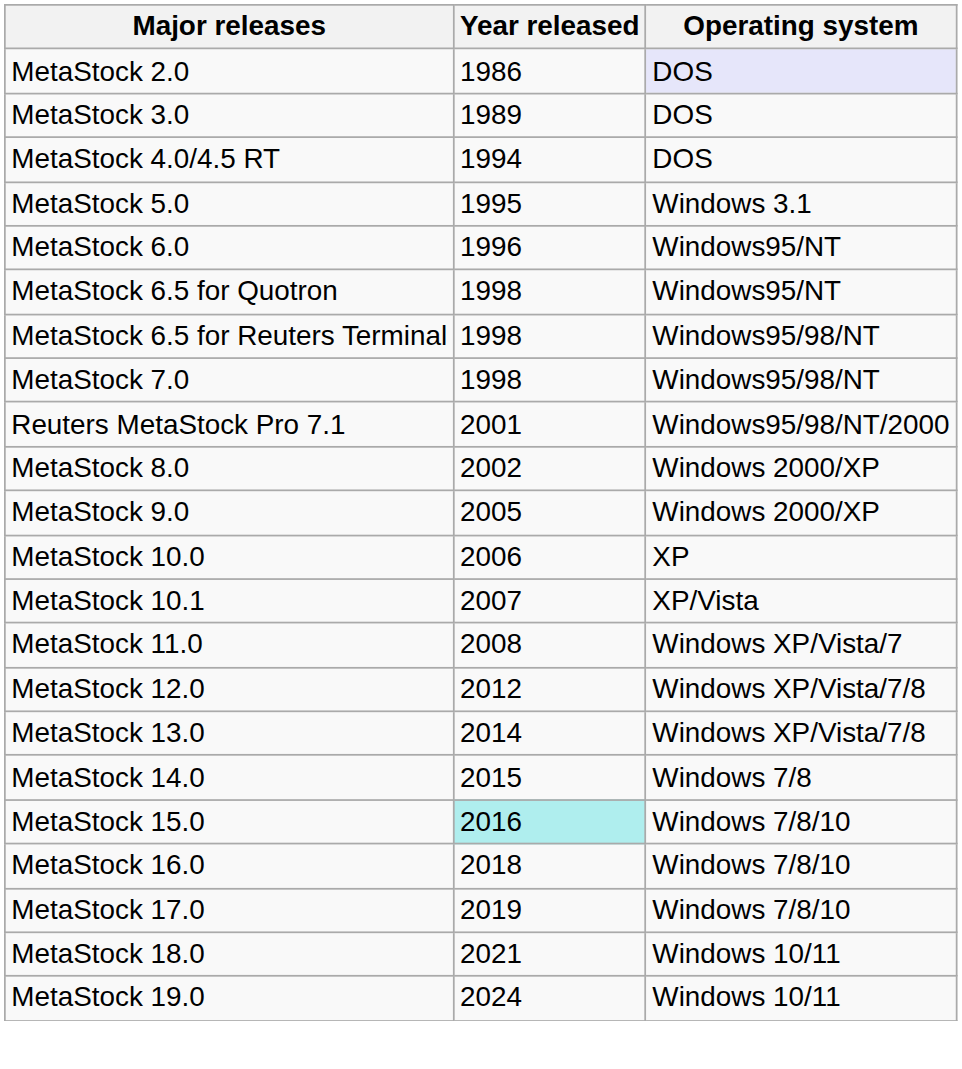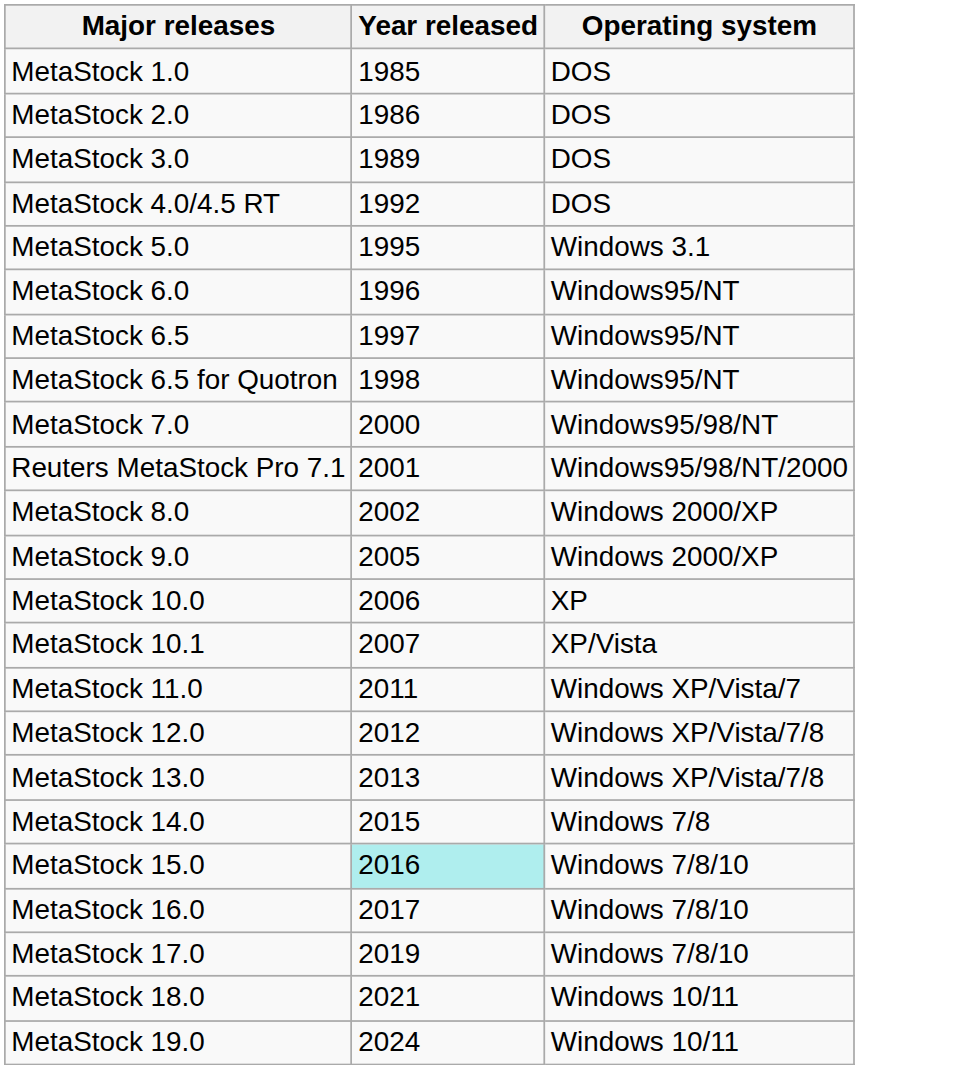+ row: (100, 70)
(683, 70) lavender background -> (581, 114) no background
(491, 159) 1994 -> (389, 203) 1992
+ row: (100, 335)
- row: (229, 335)
(491, 379) 1998 -> (389, 423) 2000
(491, 644) 2008 -> (388, 688) 2011
(491, 733) 2014 -> (389, 777) 2013
(491, 865) 2018 -> (389, 909) 2017
